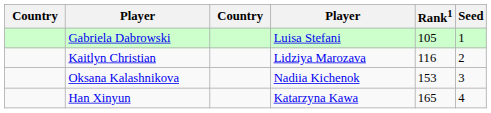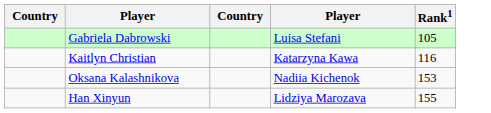- column: (471, 16)
(320, 58) Lidziya Marozava -> (316, 58) Katarzyna Kawa
(316, 98) Katarzyna Kawa -> (320, 98) Lidziya Marozava
(427, 98) 165 -> (427, 98) 155
